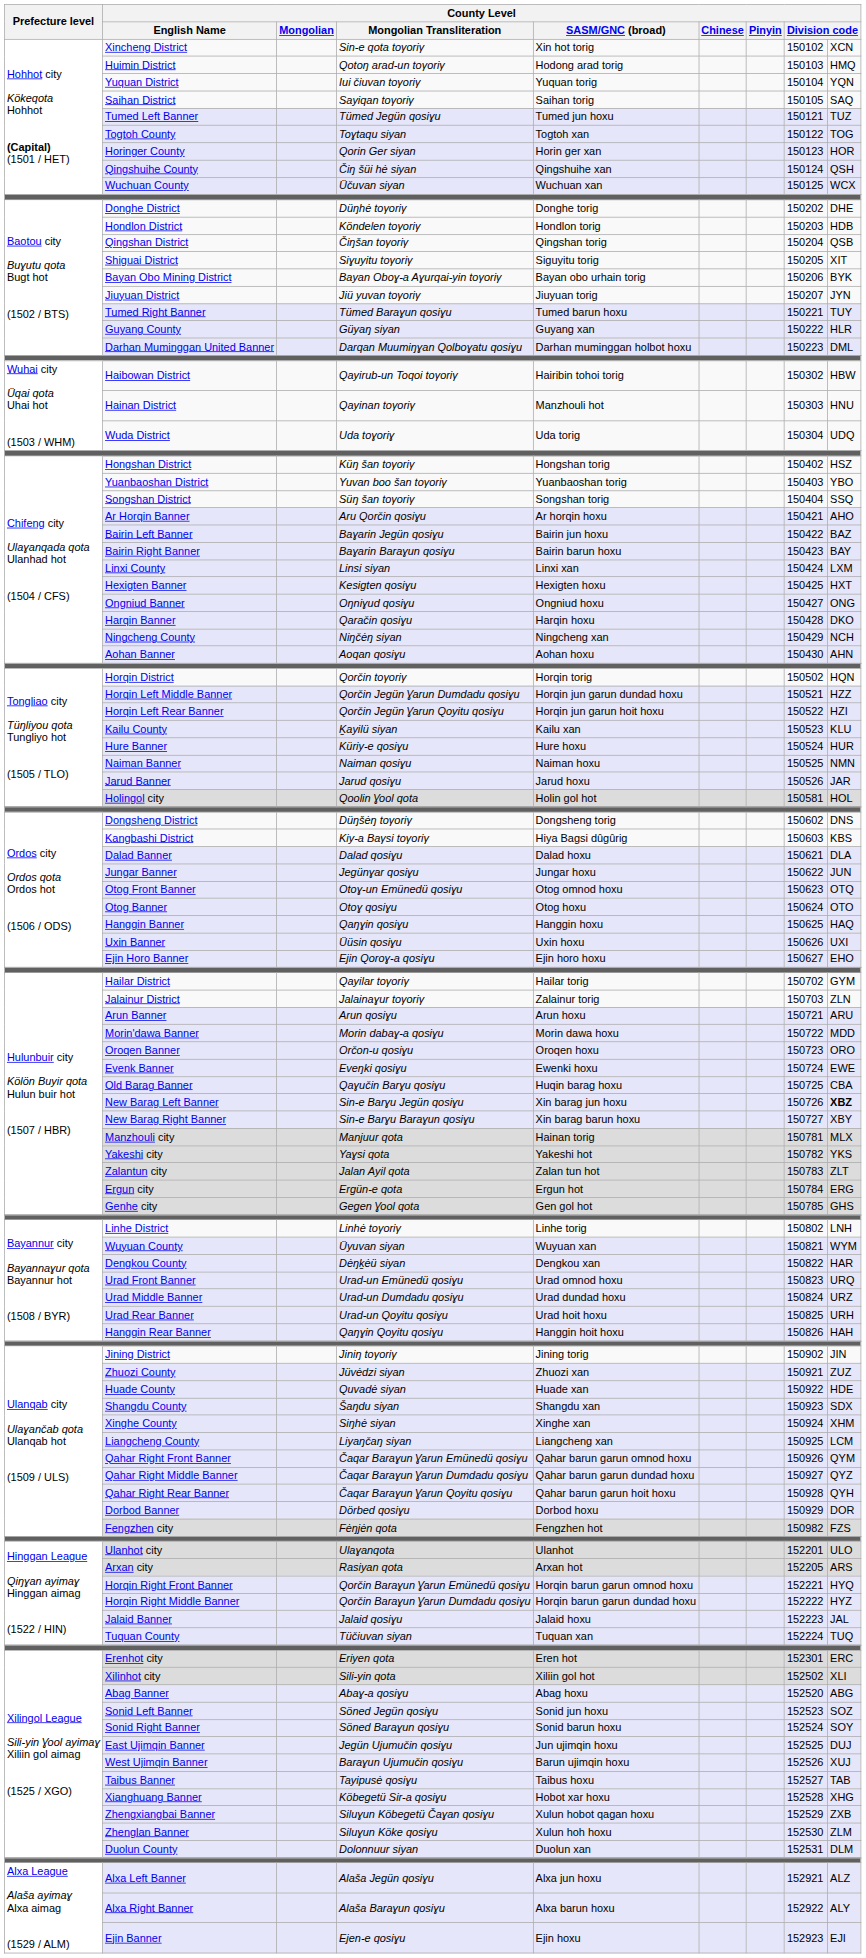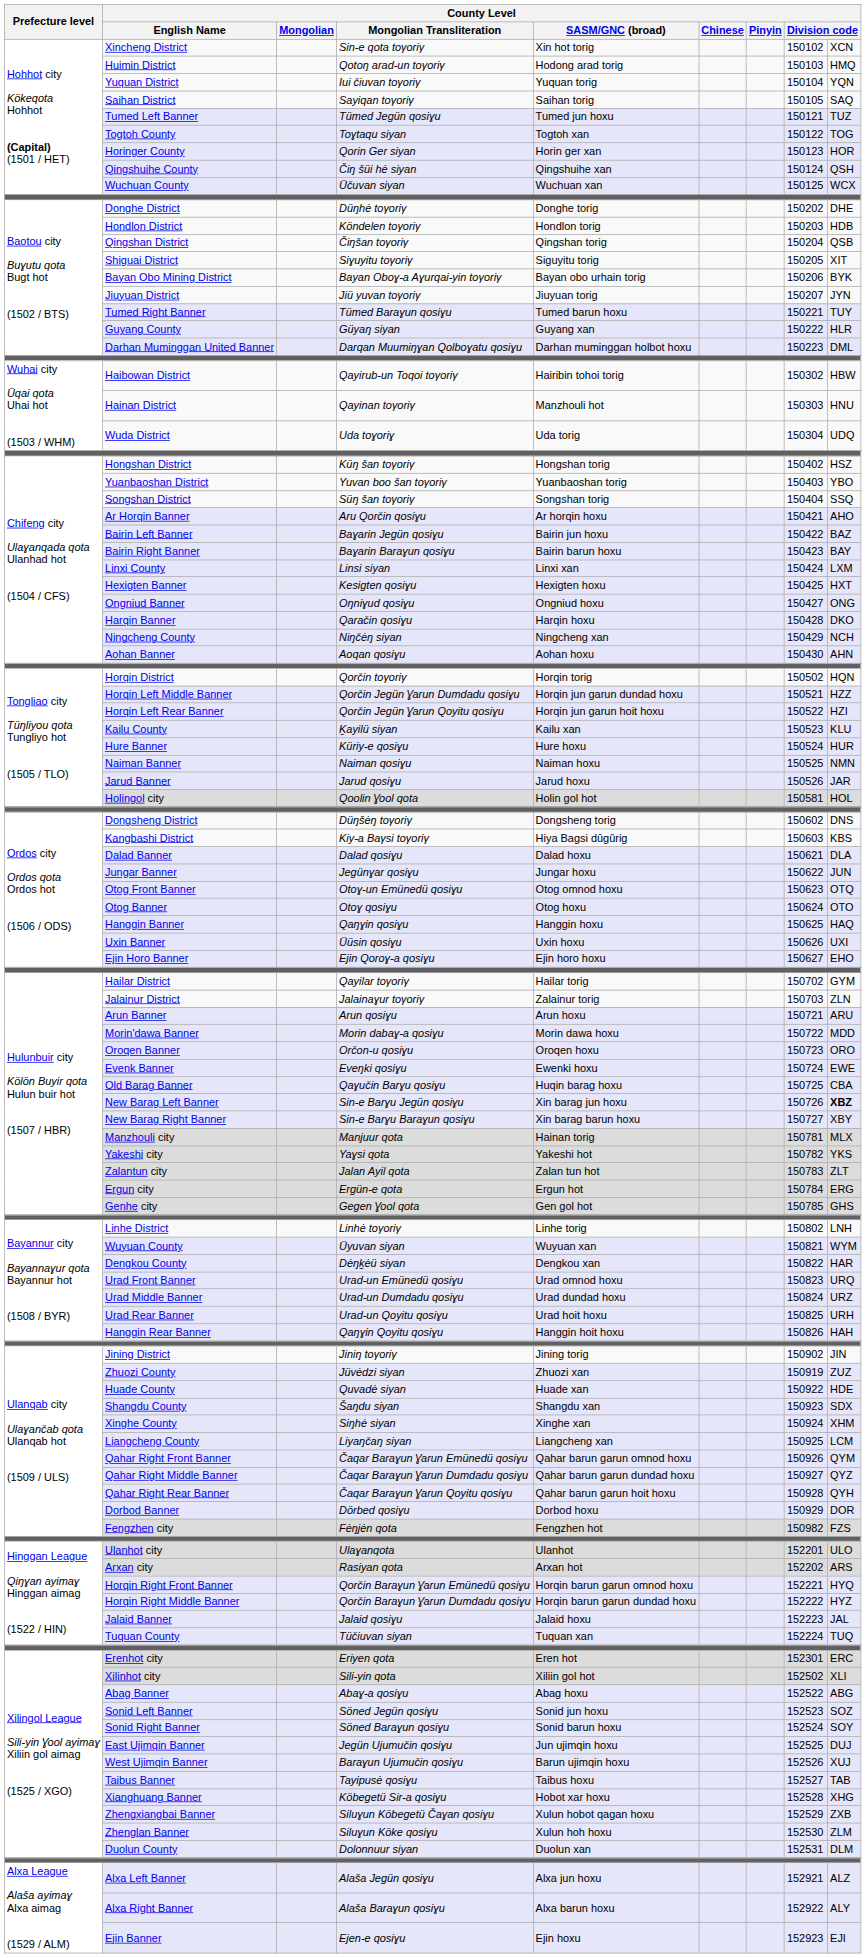(805, 1372) 150921 -> (805, 1372) 150919
(805, 1568) 152205 -> (805, 1568) 152202
(805, 1694) 152520 -> (805, 1694) 152522
